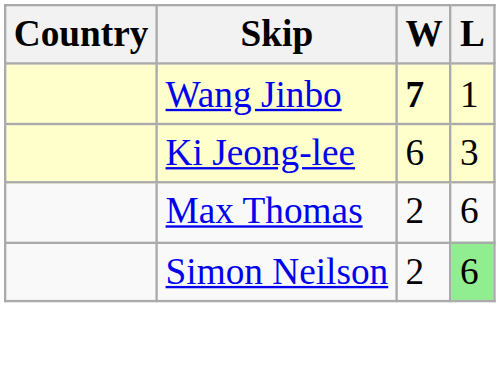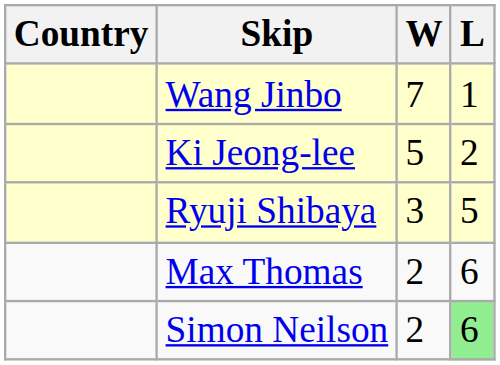(415, 93) bold -> (415, 93) normal
(415, 152) 6 -> (415, 152) 5
(469, 152) 3 -> (469, 152) 2
+ row: (271, 211)
